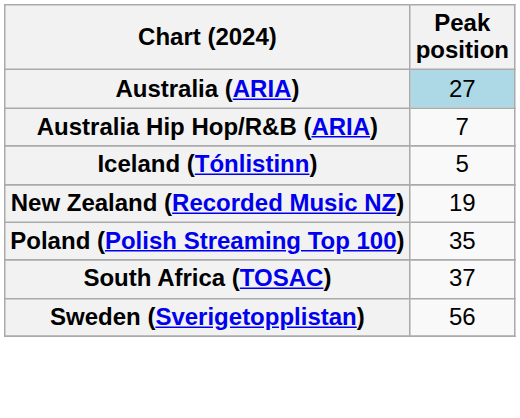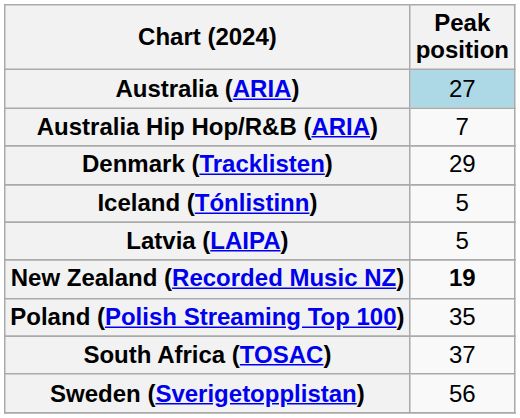+ row: (207, 164)
+ row: (207, 240)
(462, 202) normal -> (462, 278) bold
